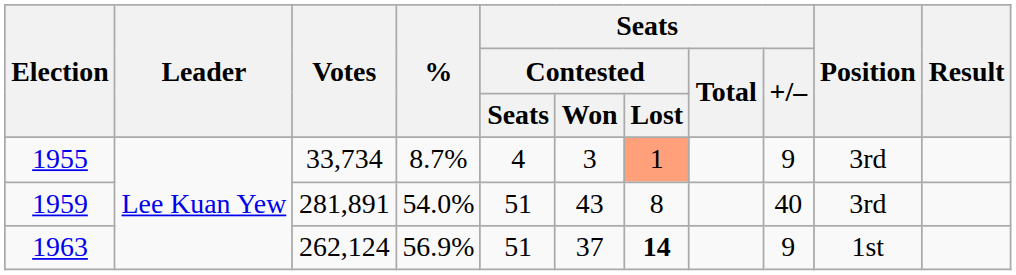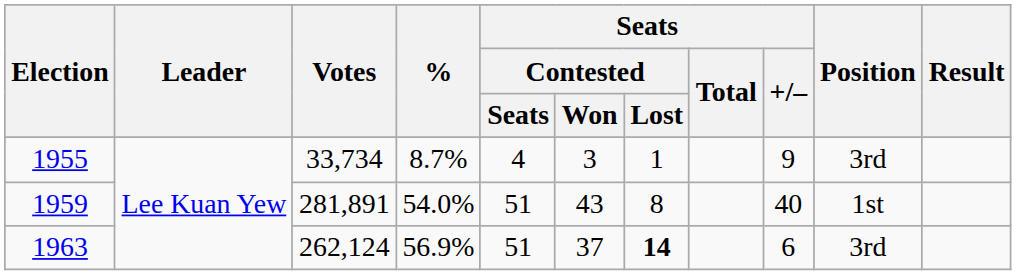(657, 159) lightsalmon background -> (657, 159) no background
(868, 203) 3rd -> (868, 203) 1st
(788, 247) 9 -> (788, 247) 6
(868, 247) 1st -> (868, 247) 3rd
